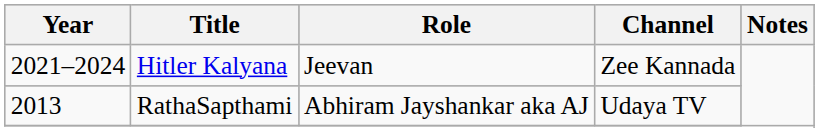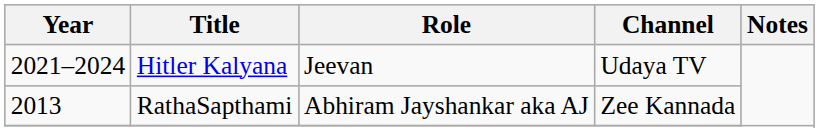(668, 65) Zee Kannada -> (654, 65) Udaya TV
(654, 105) Udaya TV -> (668, 105) Zee Kannada
